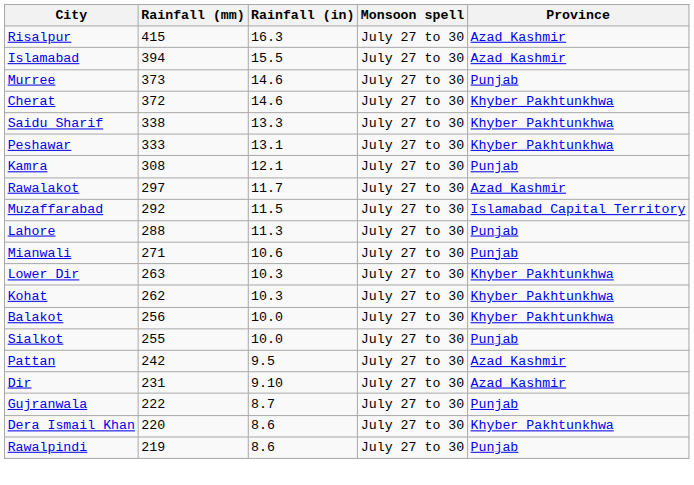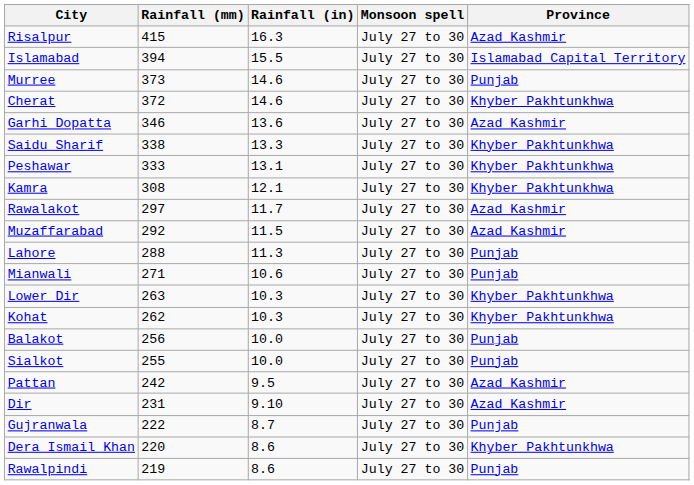(518, 59) Azad Kashmir -> (578, 59) Islamabad Capital Territory
+ row: (59, 123)
(494, 167) Punjab -> (542, 188) Khyber Pakhtunkhwa
(578, 210) Islamabad Capital Territory -> (518, 231) Azad Kashmir
(542, 318) Khyber Pakhtunkhwa -> (494, 339) Punjab
